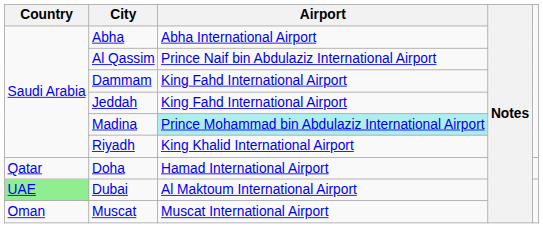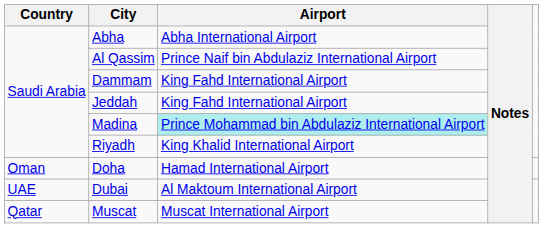(25, 168) Qatar -> (26, 168) Oman
(22, 189) lightgreen background -> (22, 189) no background
(26, 211) Oman -> (25, 211) Qatar
